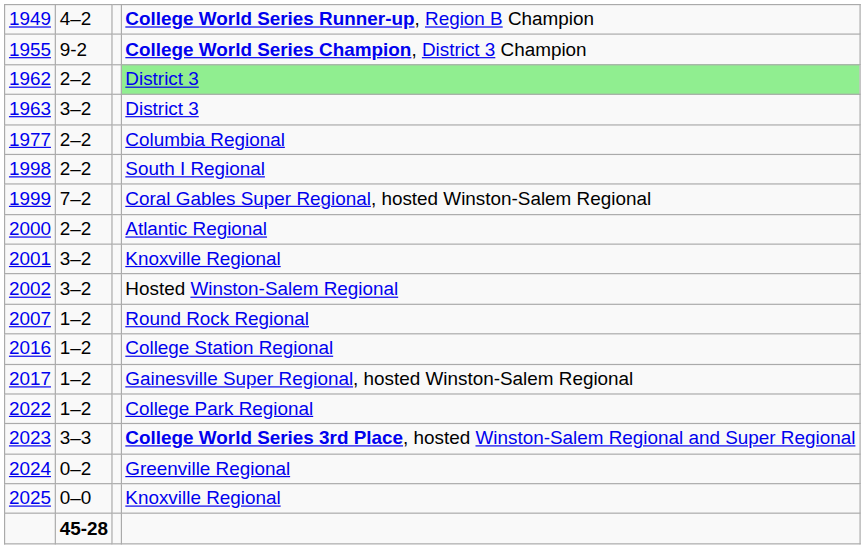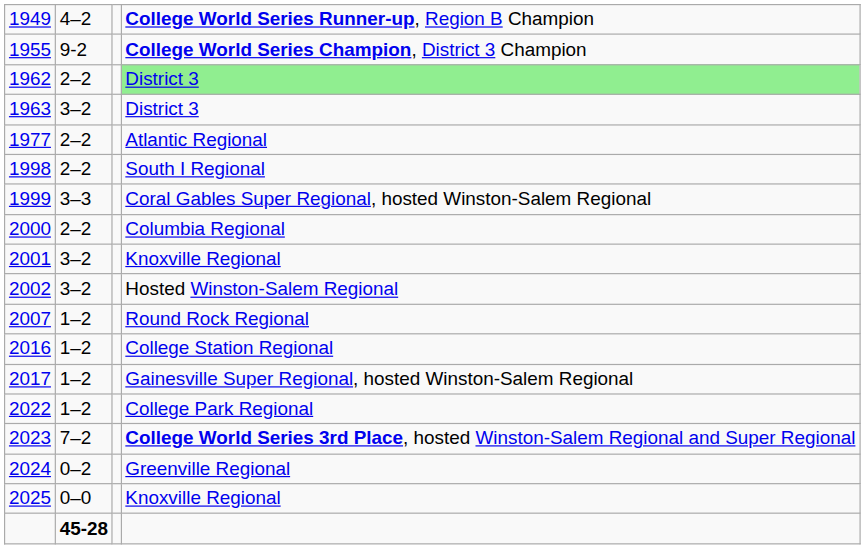(205, 139) Columbia Regional -> (196, 139) Atlantic Regional
(75, 199) 7–2 -> (75, 199) 3–3
(196, 229) Atlantic Regional -> (205, 229) Columbia Regional
(75, 438) 3–3 -> (75, 438) 7–2
